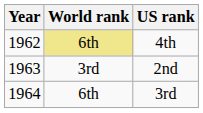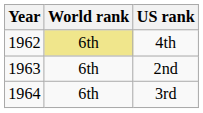(89, 68) 3rd -> (89, 68) 6th
